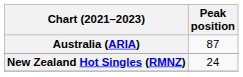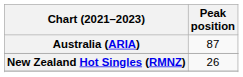(213, 62) 24 -> (213, 62) 26
